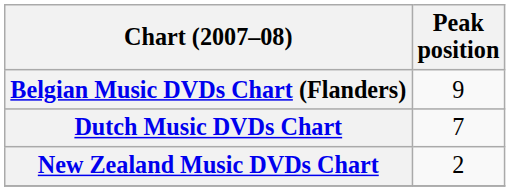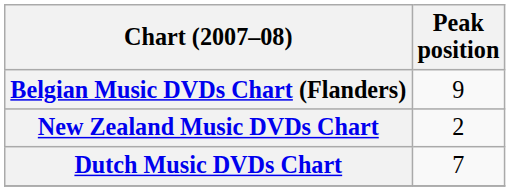rows swapped: (208, 127) <-> (208, 165)
